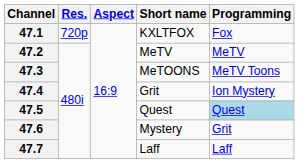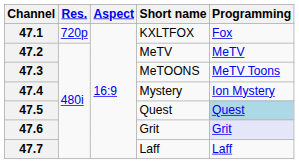(149, 91) Grit -> (161, 91) Mystery
(161, 129) Mystery -> (149, 129) Grit
(222, 129) no background -> (222, 129) lavender background
